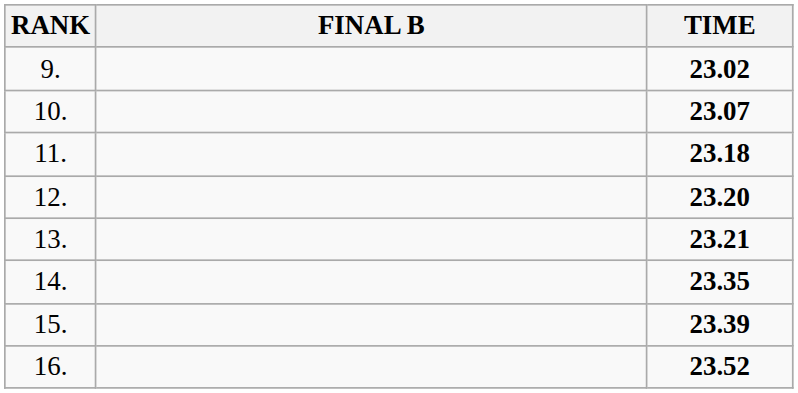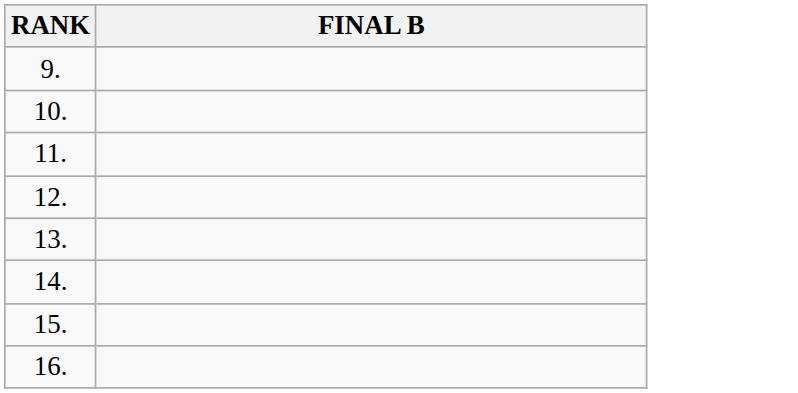- column: (720, 25)
